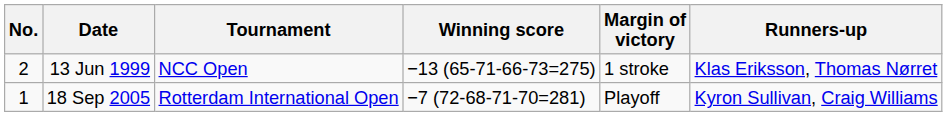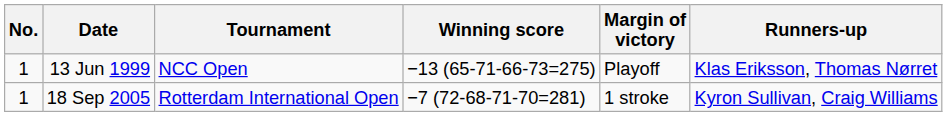(24, 69) 2 -> (24, 69) 1
(636, 69) 1 stroke -> (632, 69) Playoff
(632, 97) Playoff -> (636, 97) 1 stroke
